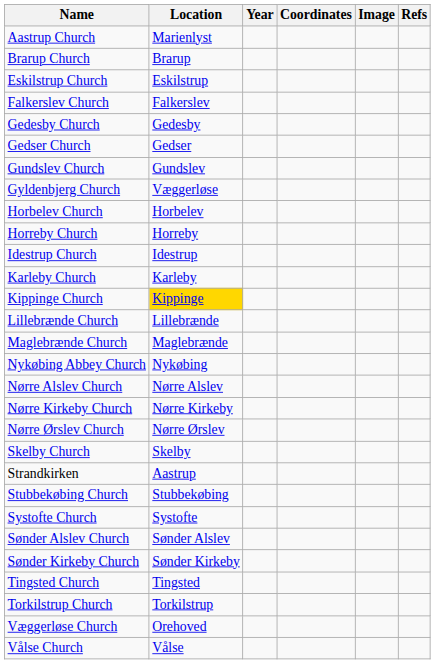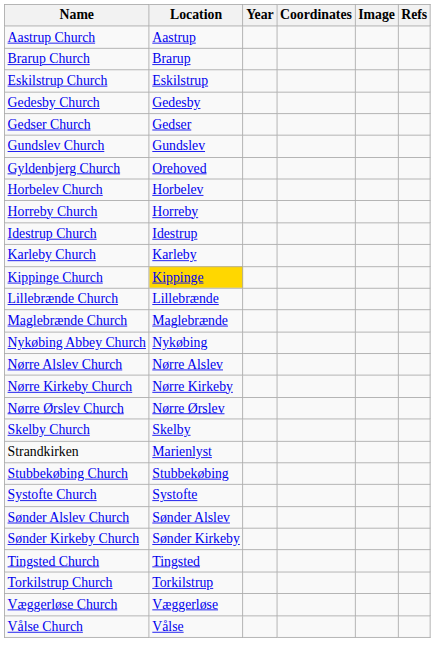(182, 37) Marienlyst -> (174, 37) Aastrup
- row: (58, 102)
(185, 189) Væggerløse -> (179, 168) Orehoved
(174, 473) Aastrup -> (182, 451) Marienlyst
(179, 626) Orehoved -> (185, 604) Væggerløse
